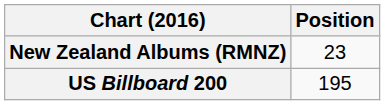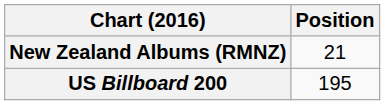(335, 52) 23 -> (335, 52) 21
